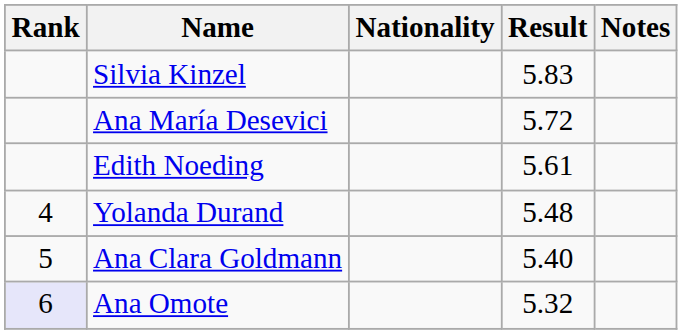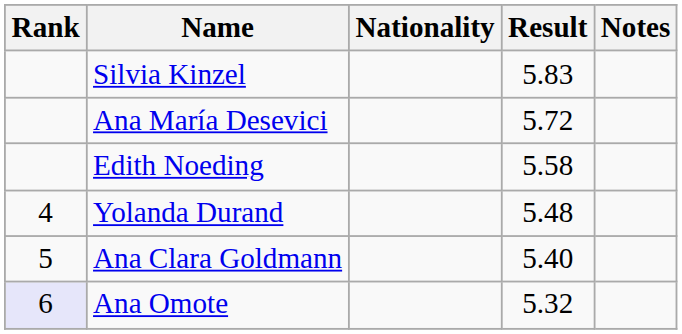(548, 166) 5.61 -> (548, 166) 5.58
